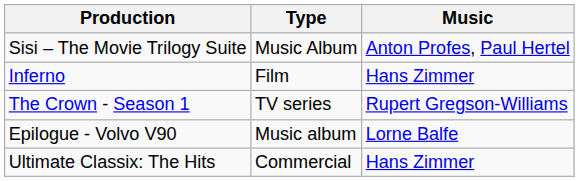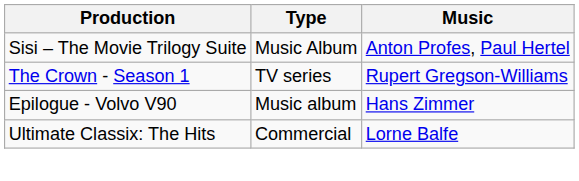- row: (37, 76)
(412, 133) Lorne Balfe -> (420, 104) Hans Zimmer
(420, 162) Hans Zimmer -> (412, 133) Lorne Balfe
